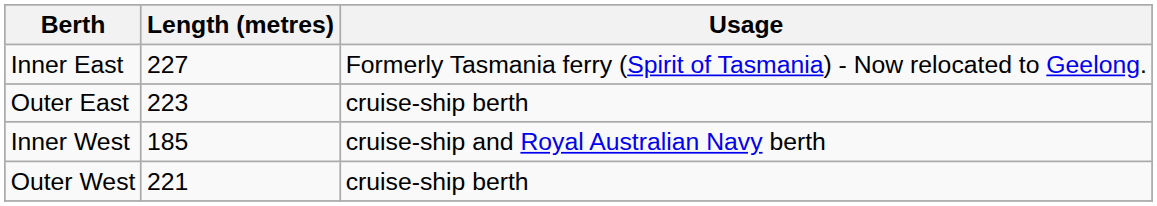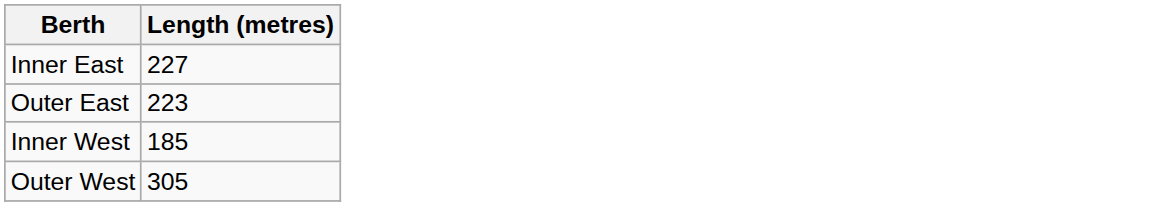- column: (746, 25)
(168, 181) 221 -> (168, 181) 305
